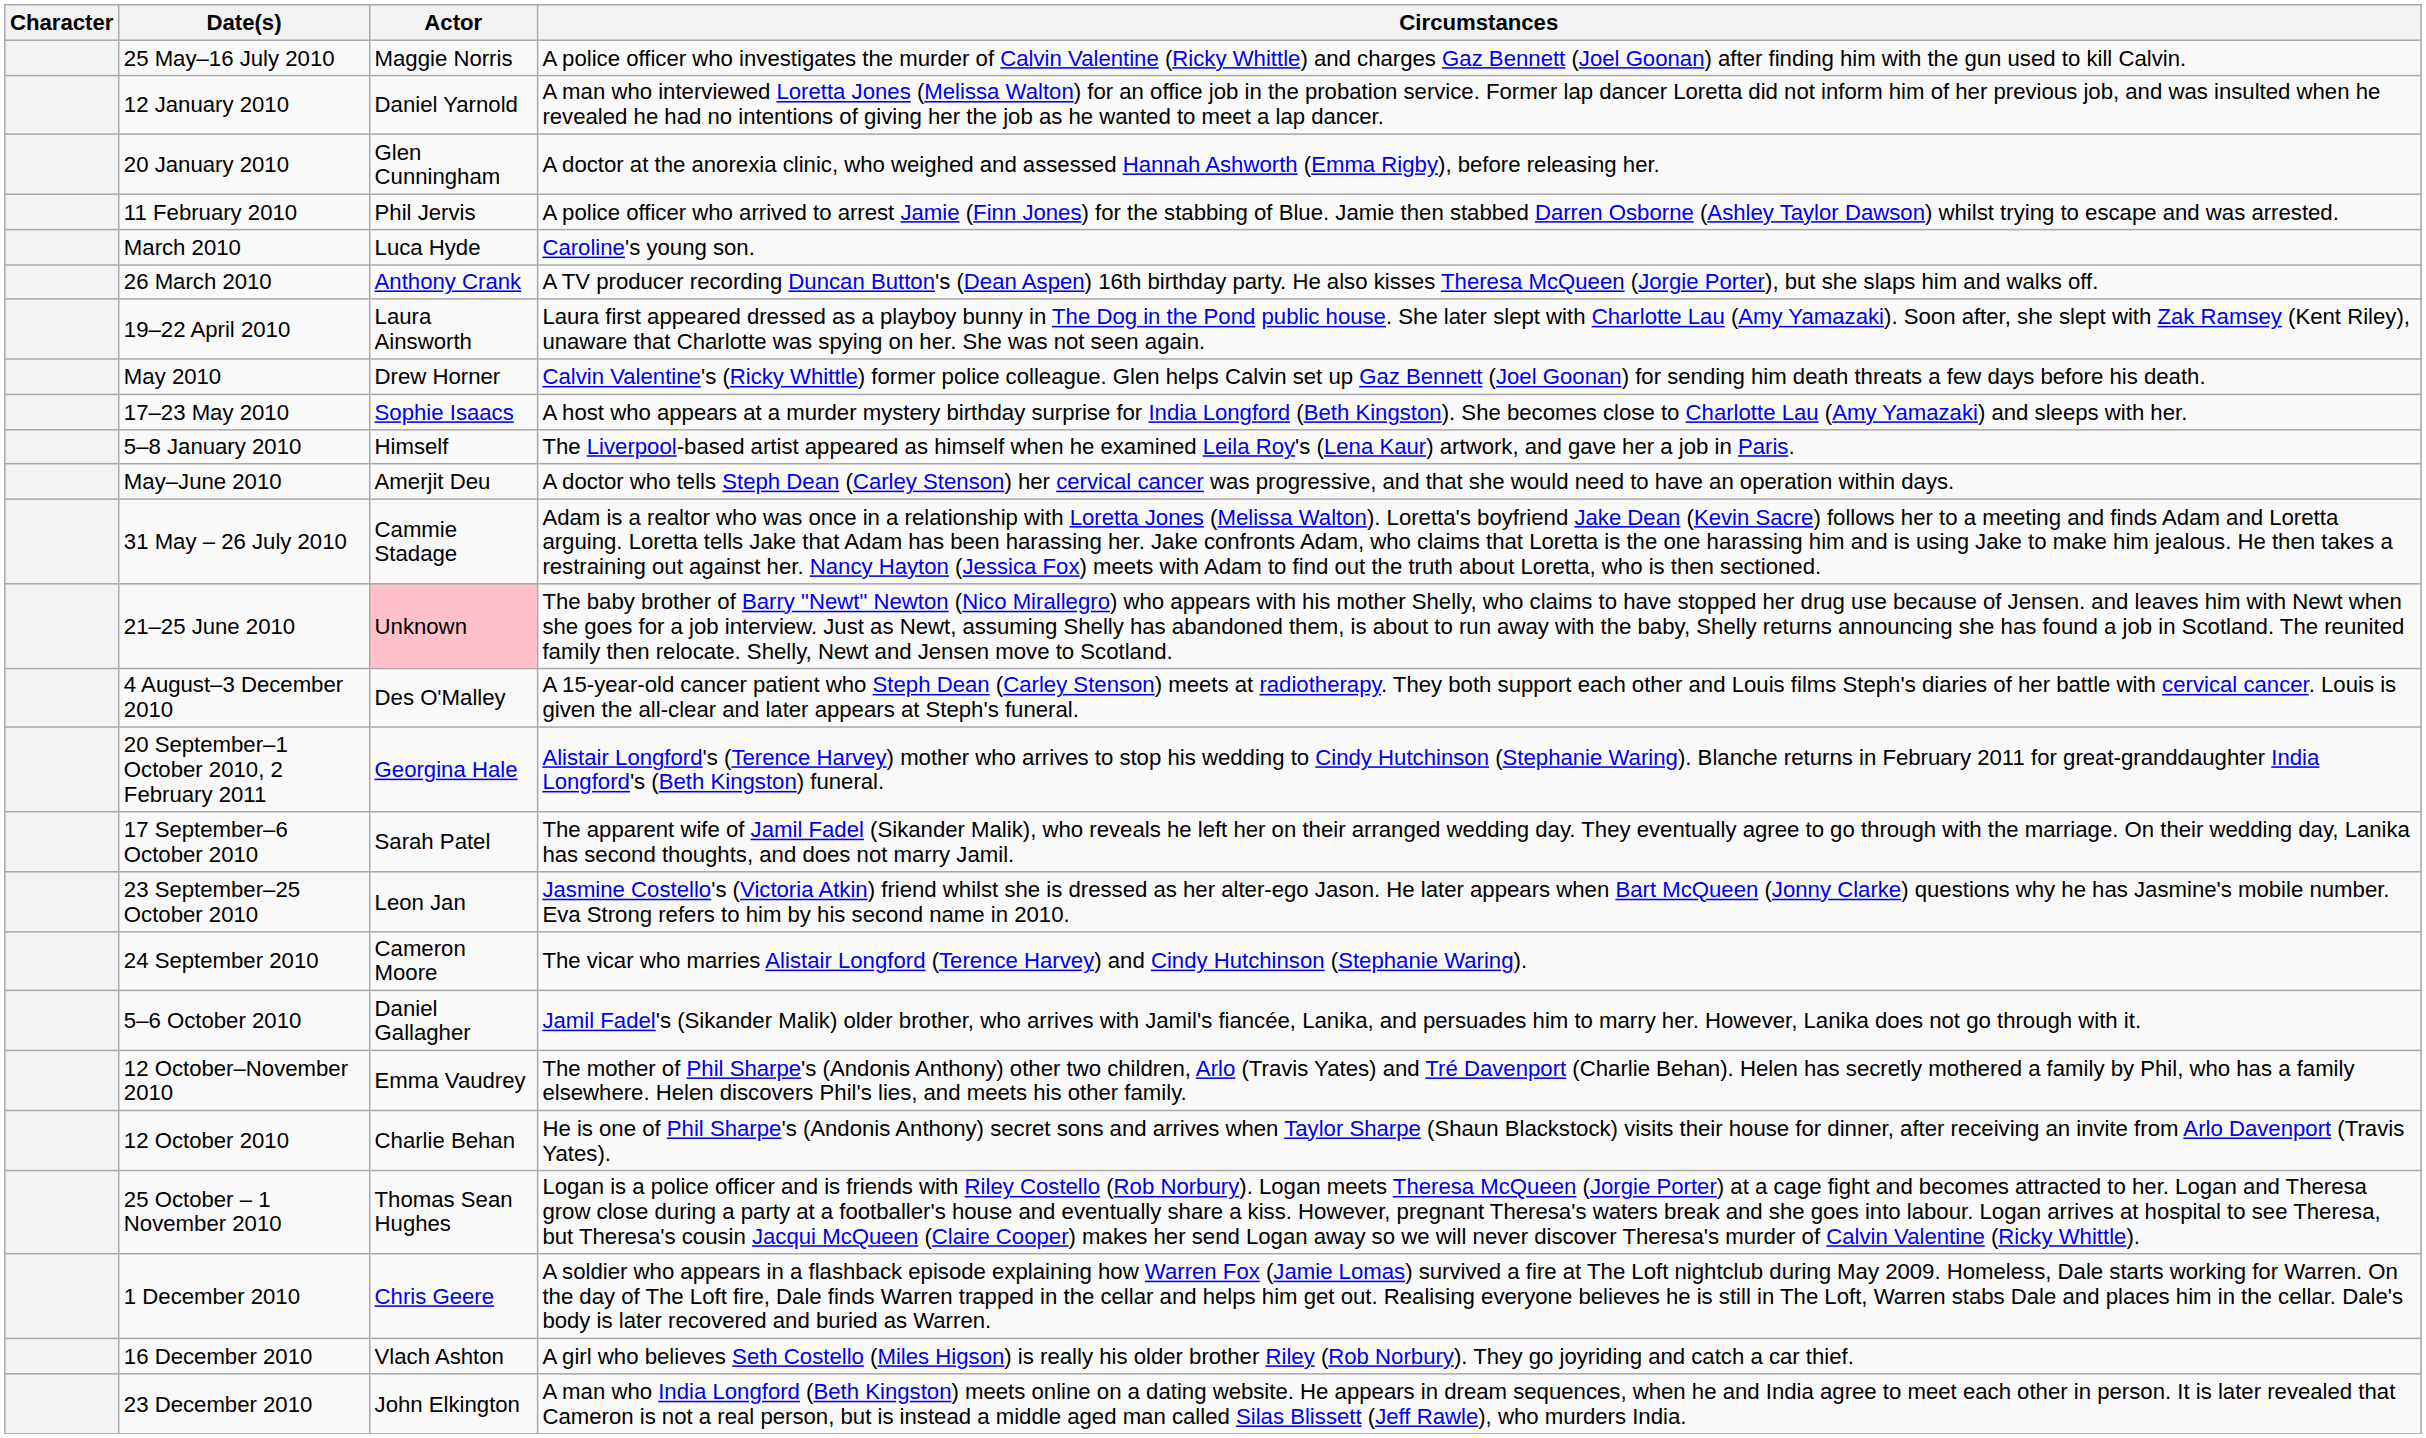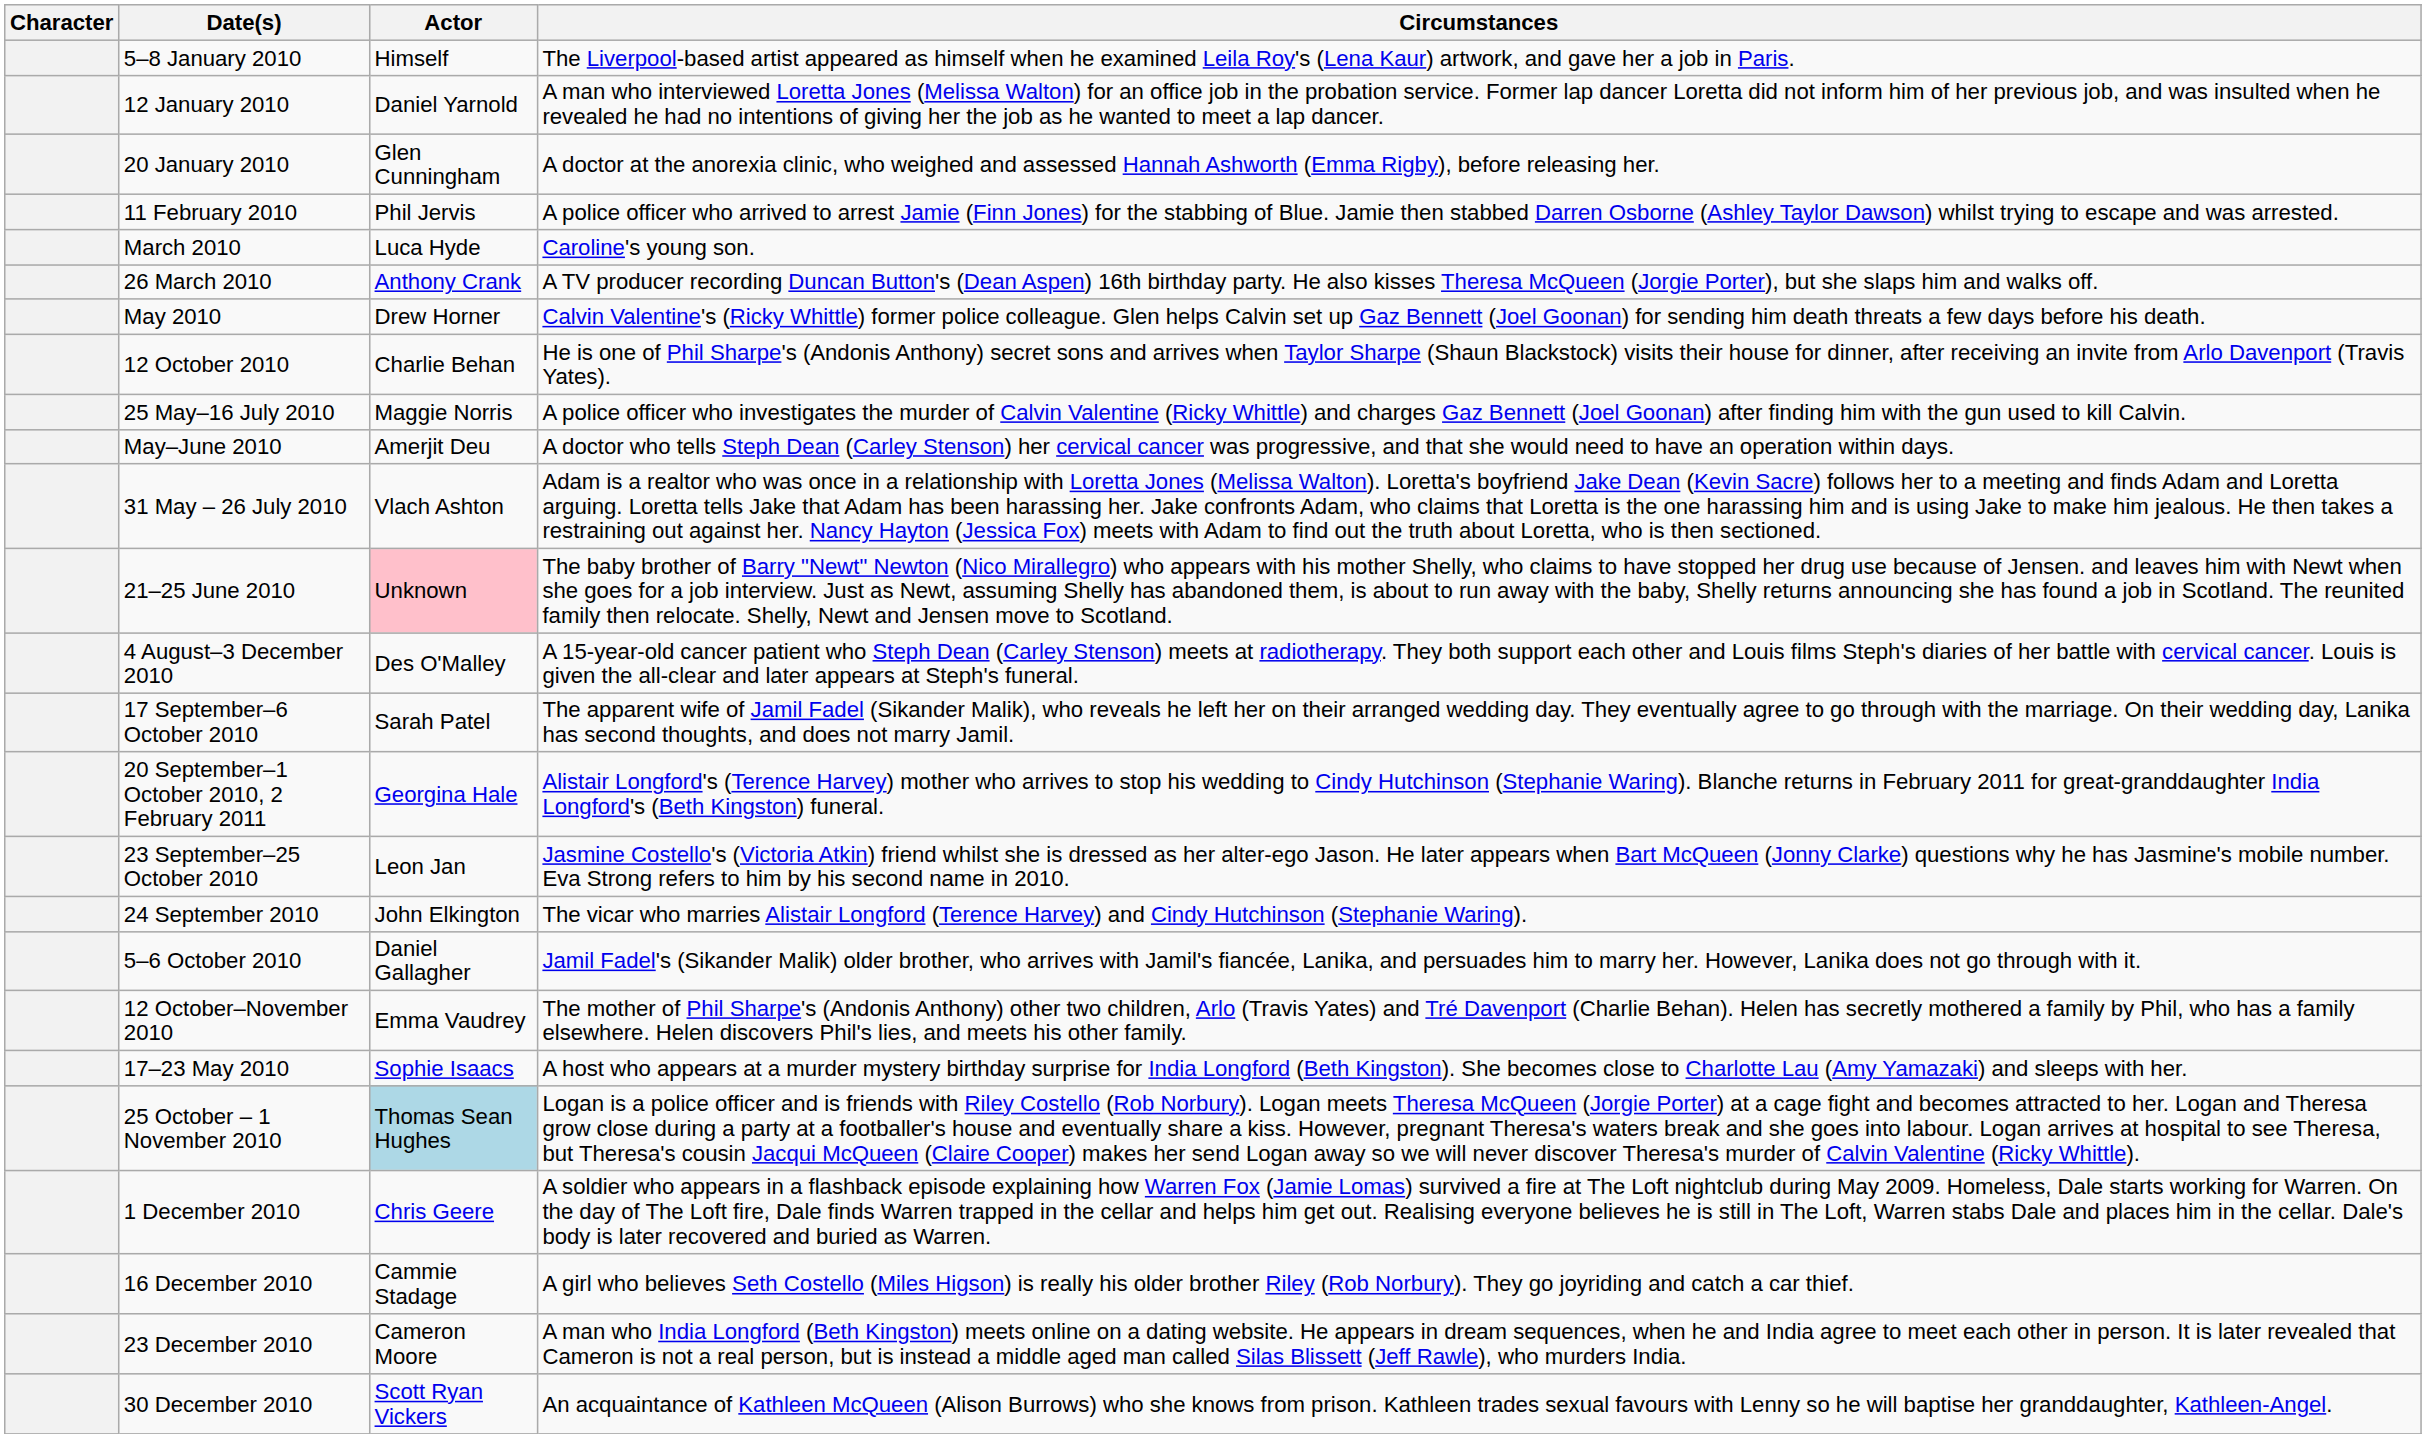rows swapped: (213, 447) <-> (229, 58)
- row: (207, 330)
rows swapped: (206, 412) <-> (206, 1140)
(416, 542) Cammie Stadage -> (439, 507) Vlach Ashton
rows swapped: (206, 842) <-> (206, 770)
(420, 961) Cameron Moore -> (447, 914) John Elkington
(444, 1212) no background -> (444, 1128) lightblue background
(439, 1356) Vlach Ashton -> (416, 1284) Cammie Stadage
(447, 1404) John Elkington -> (420, 1344) Cameron Moore
+ row: (218, 1404)
